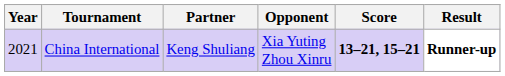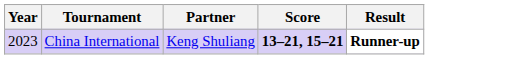- column: (297, 17)
(23, 50) 2021 -> (23, 41) 2023
